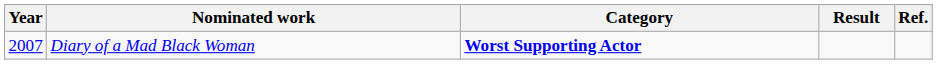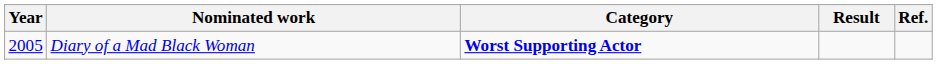(26, 45) 2007 -> (26, 45) 2005
